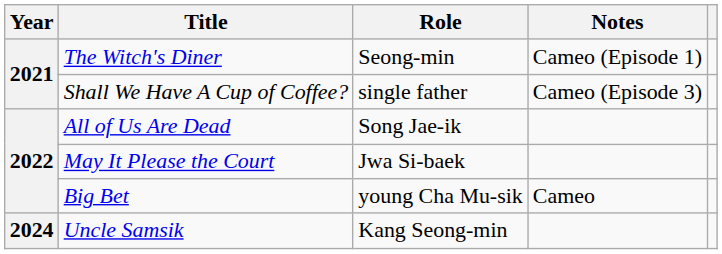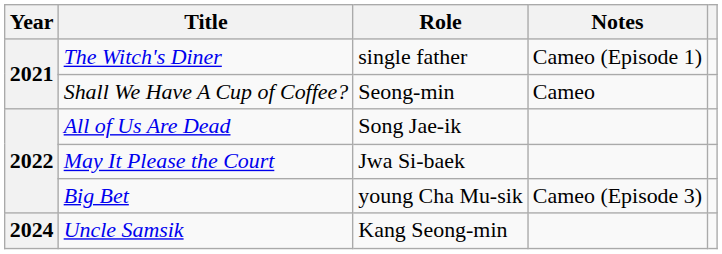(406, 56) Seong-min -> (413, 56) single father
(413, 91) single father -> (406, 91) Seong-min
(617, 91) Cameo (Episode 3) -> (564, 91) Cameo
(564, 195) Cameo -> (617, 195) Cameo (Episode 3)
